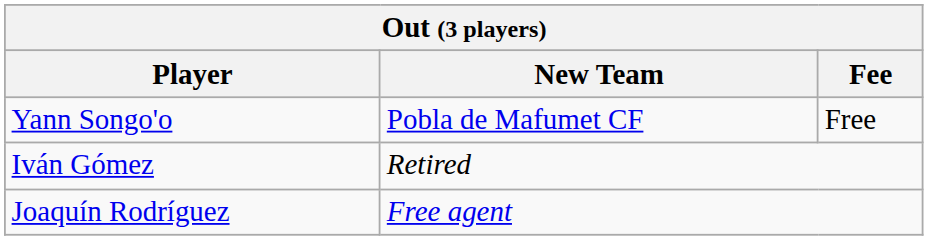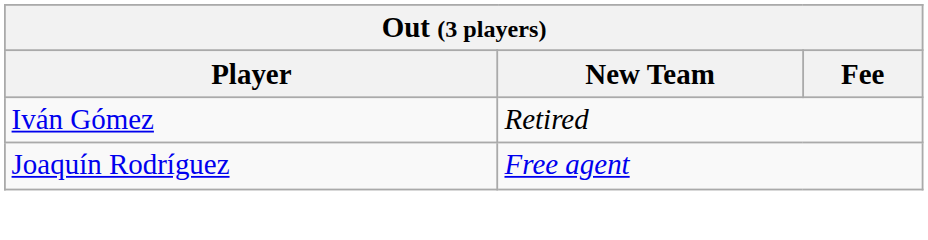- row: (92, 119)
